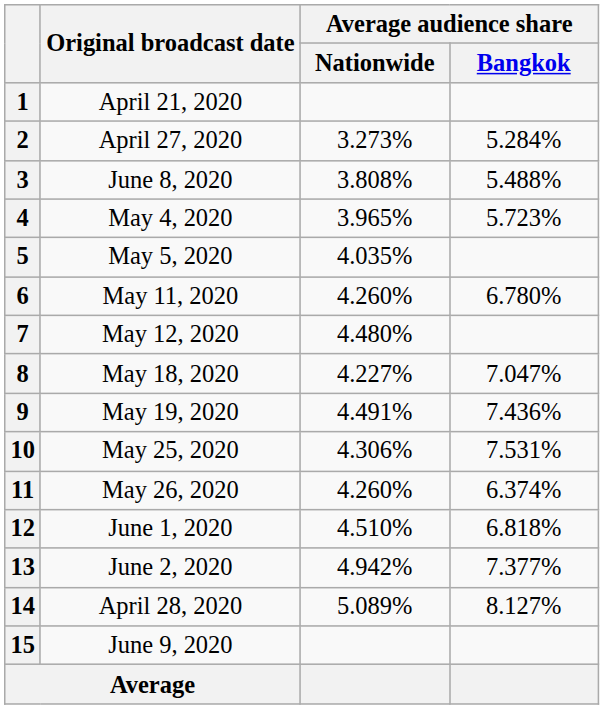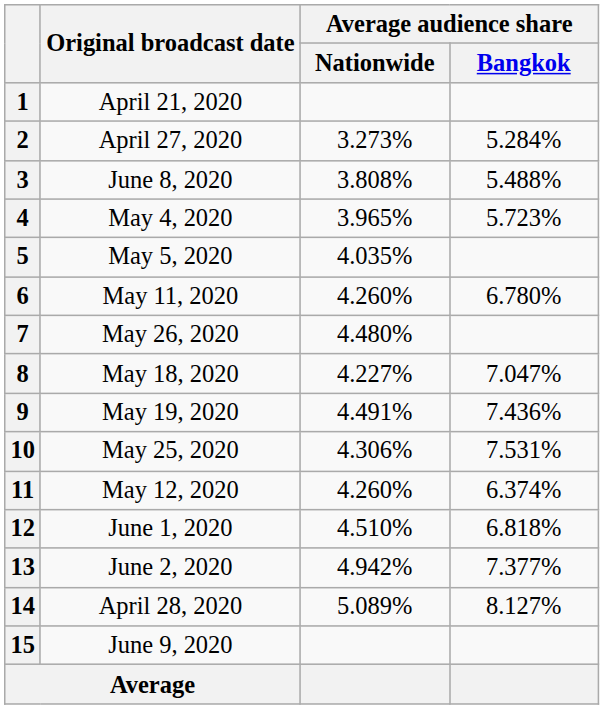(170, 334) May 12, 2020 -> (170, 334) May 26, 2020
(170, 489) May 26, 2020 -> (170, 489) May 12, 2020
